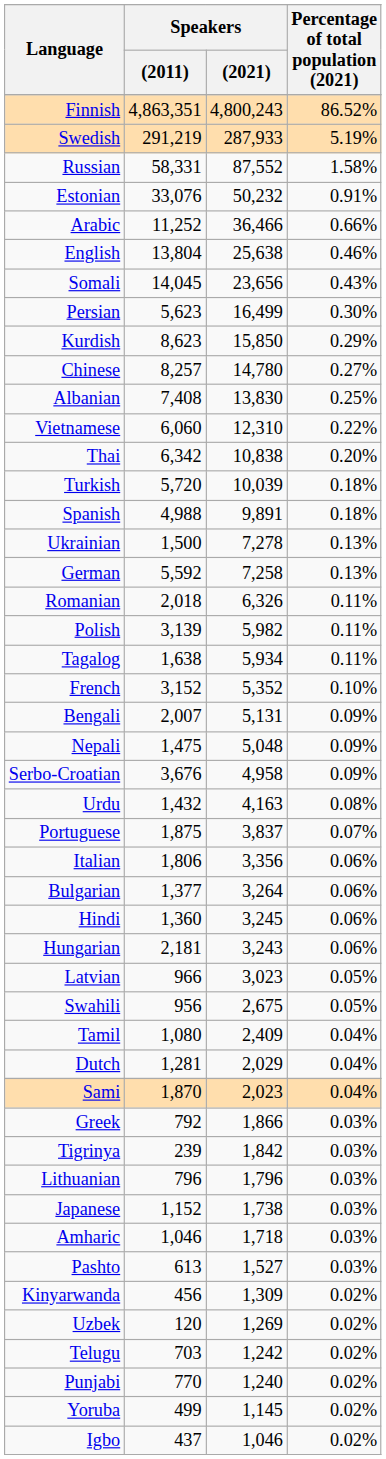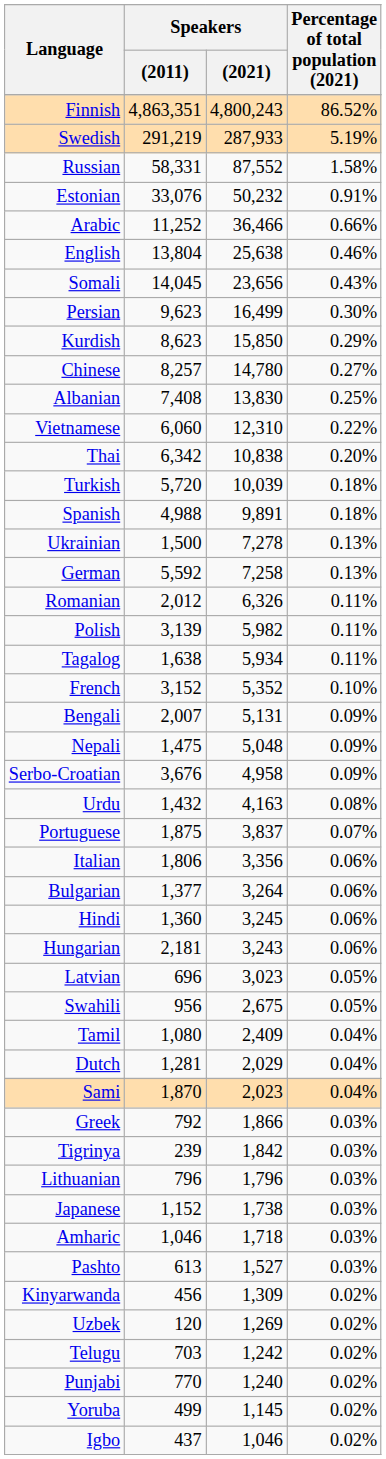(181, 311) 5,623 -> (181, 311) 9,623
(181, 601) 2,018 -> (181, 601) 2,012
(188, 977) 966 -> (188, 977) 696
